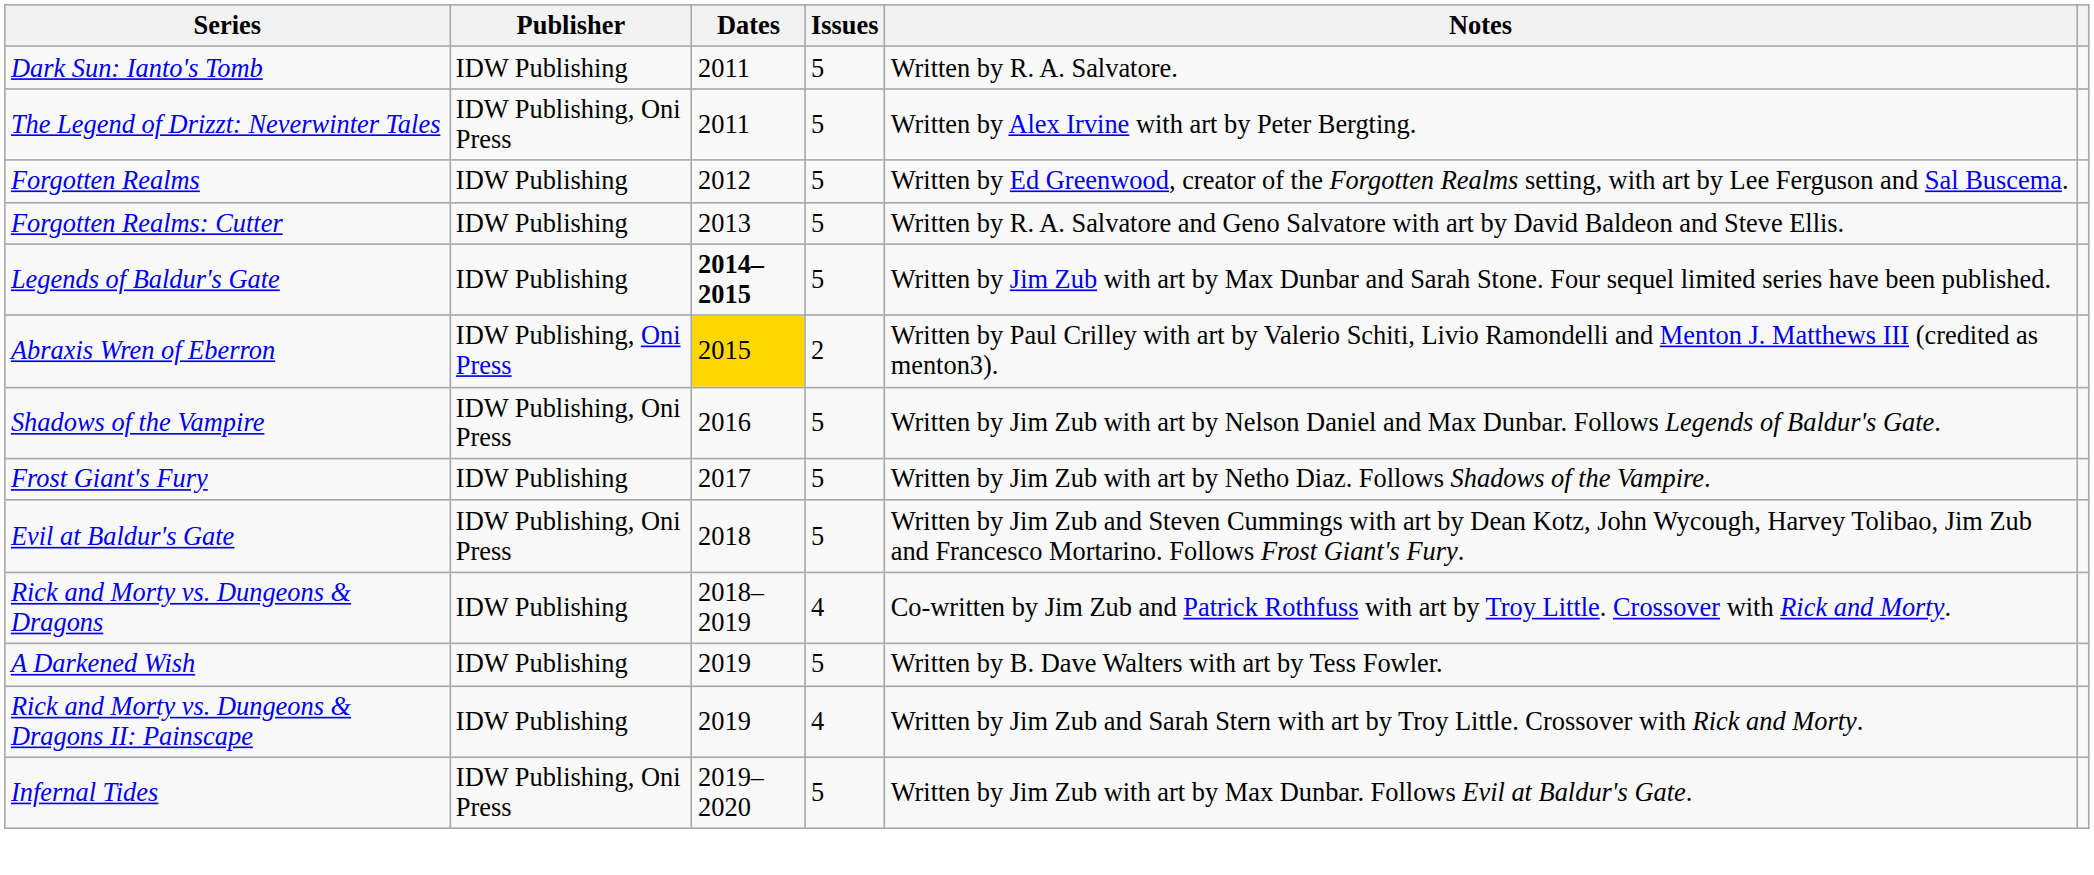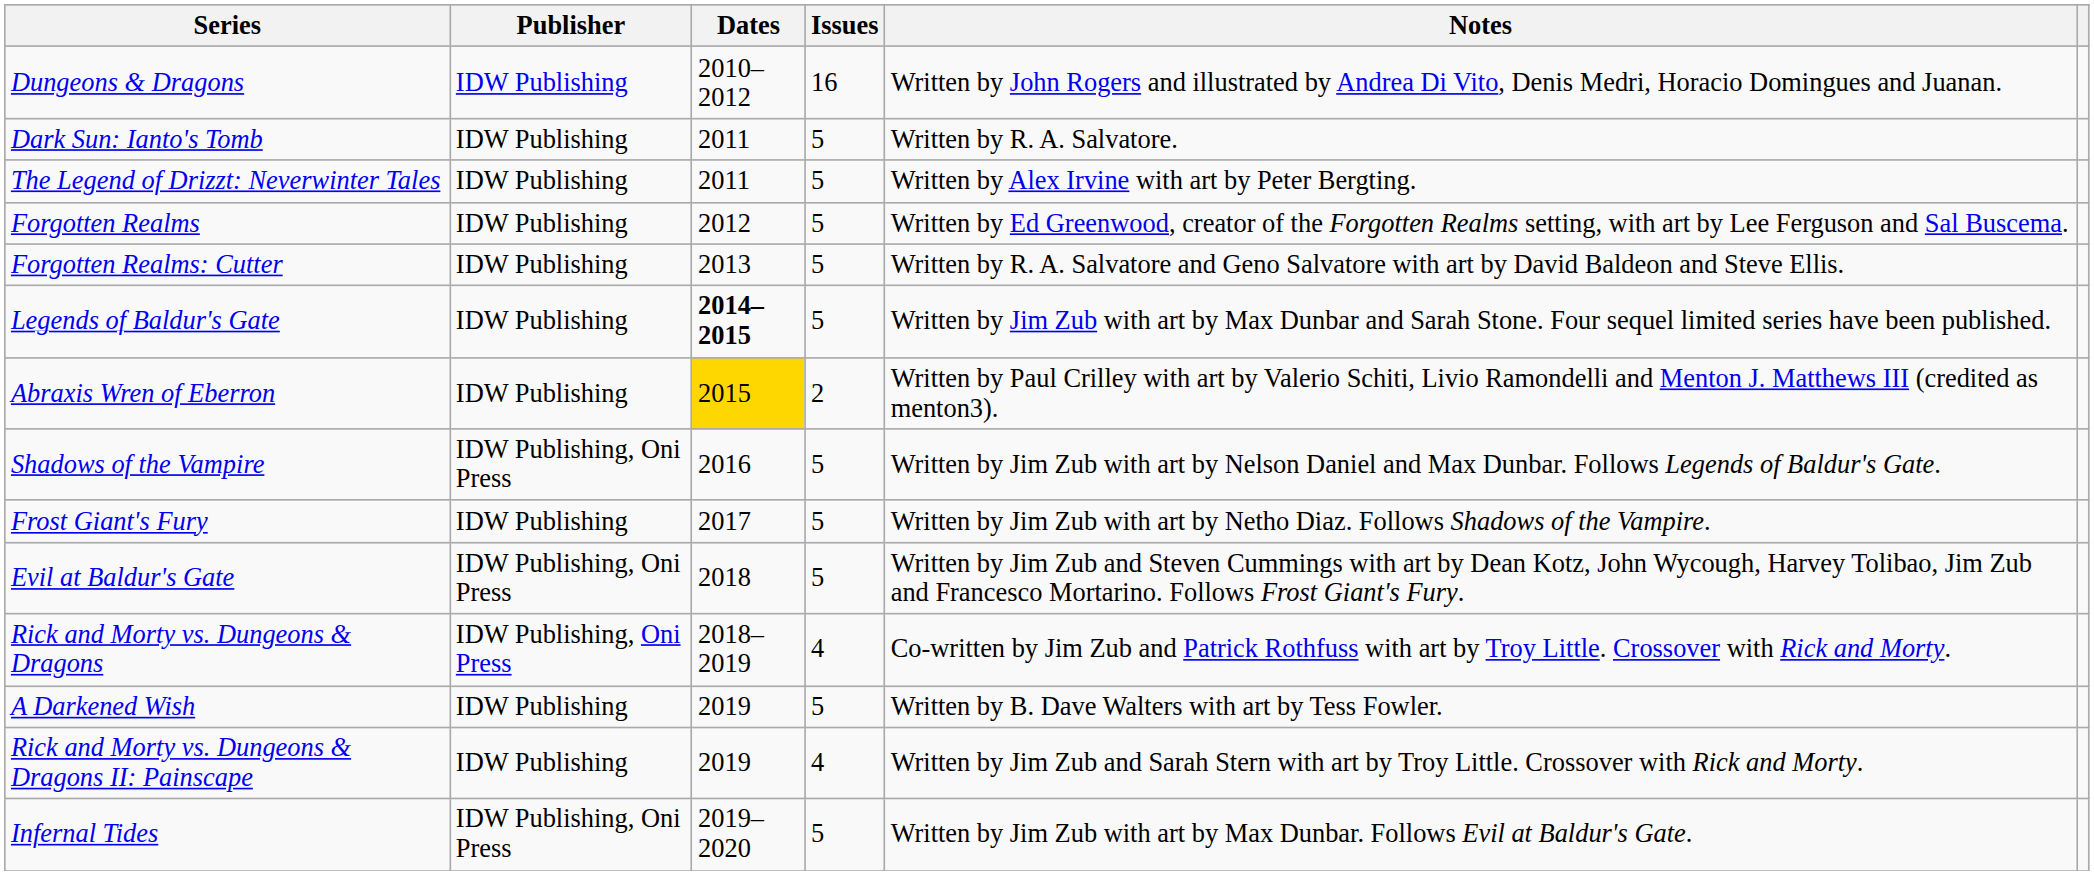+ row: (128, 82)
(568, 124) IDW Publishing, Oni Press -> (542, 180) IDW Publishing
(568, 350) IDW Publishing, Oni Press -> (542, 392) IDW Publishing
(542, 607) IDW Publishing -> (568, 649) IDW Publishing, Oni Press
